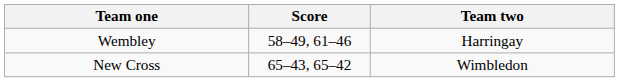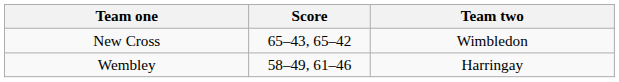rows swapped: (127, 64) <-> (127, 40)
